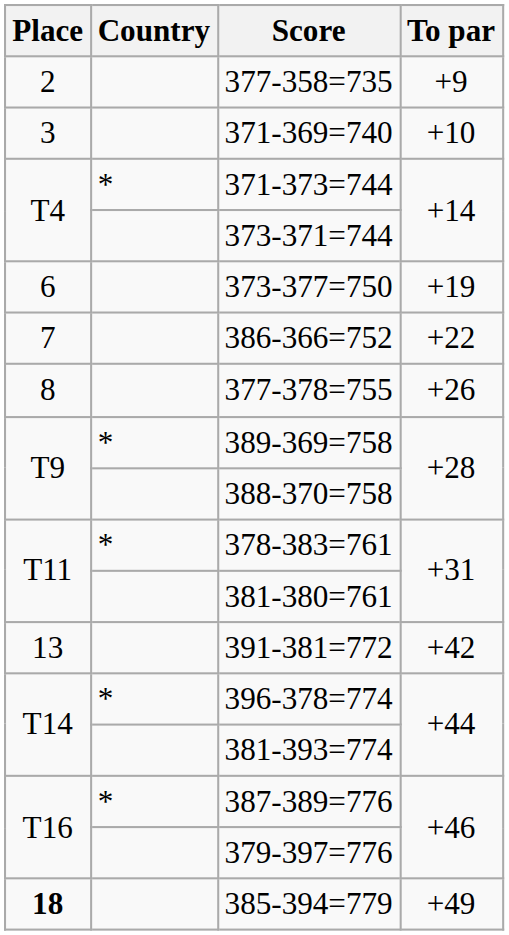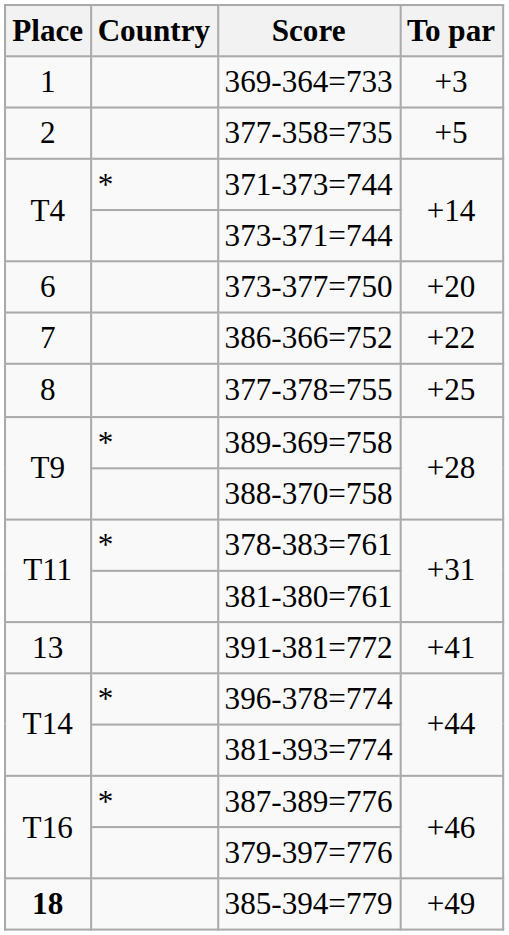+ row: (309, 81)
(451, 81) +9 -> (451, 133) +5
- row: (309, 133)
(451, 287) +19 -> (451, 287) +20
(451, 390) +26 -> (451, 390) +25
(451, 646) +42 -> (451, 646) +41
